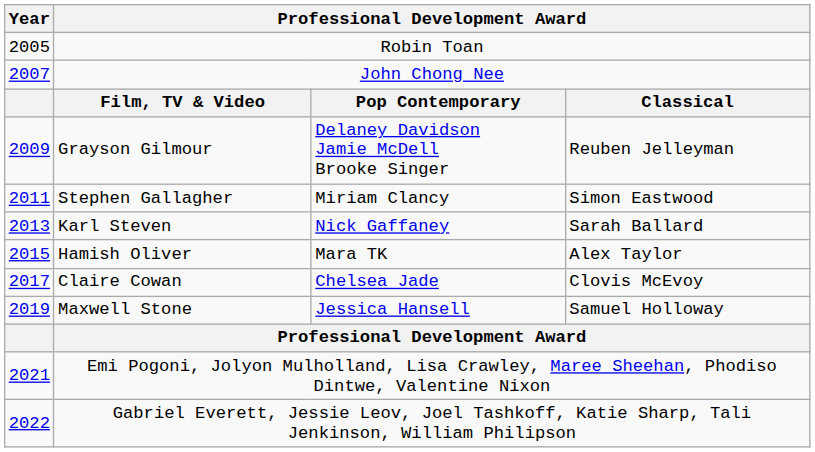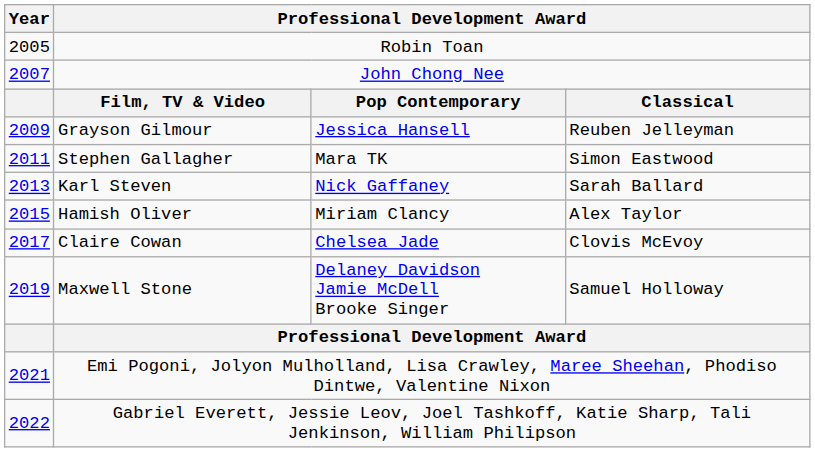(398, 150) Delaney Davidson Jamie McDell Brooke Singer -> (393, 131) Jessica Hansell
(382, 198) Miriam Clancy -> (351, 158) Mara TK
(351, 254) Mara TK -> (382, 214) Miriam Clancy
(393, 310) Jessica Hansell -> (398, 290) Delaney Davidson Jamie McDell Brooke Singer
